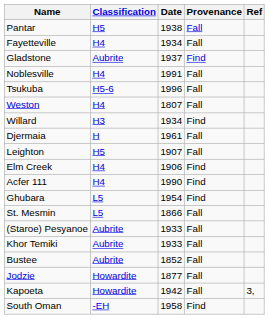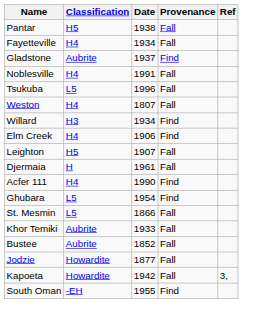(103, 89) H5-6 -> (71, 89) L5
rows swapped: (29, 167) <-> (26, 136)
- row: (47, 228)
(171, 306) 1958 -> (145, 290) 1955
